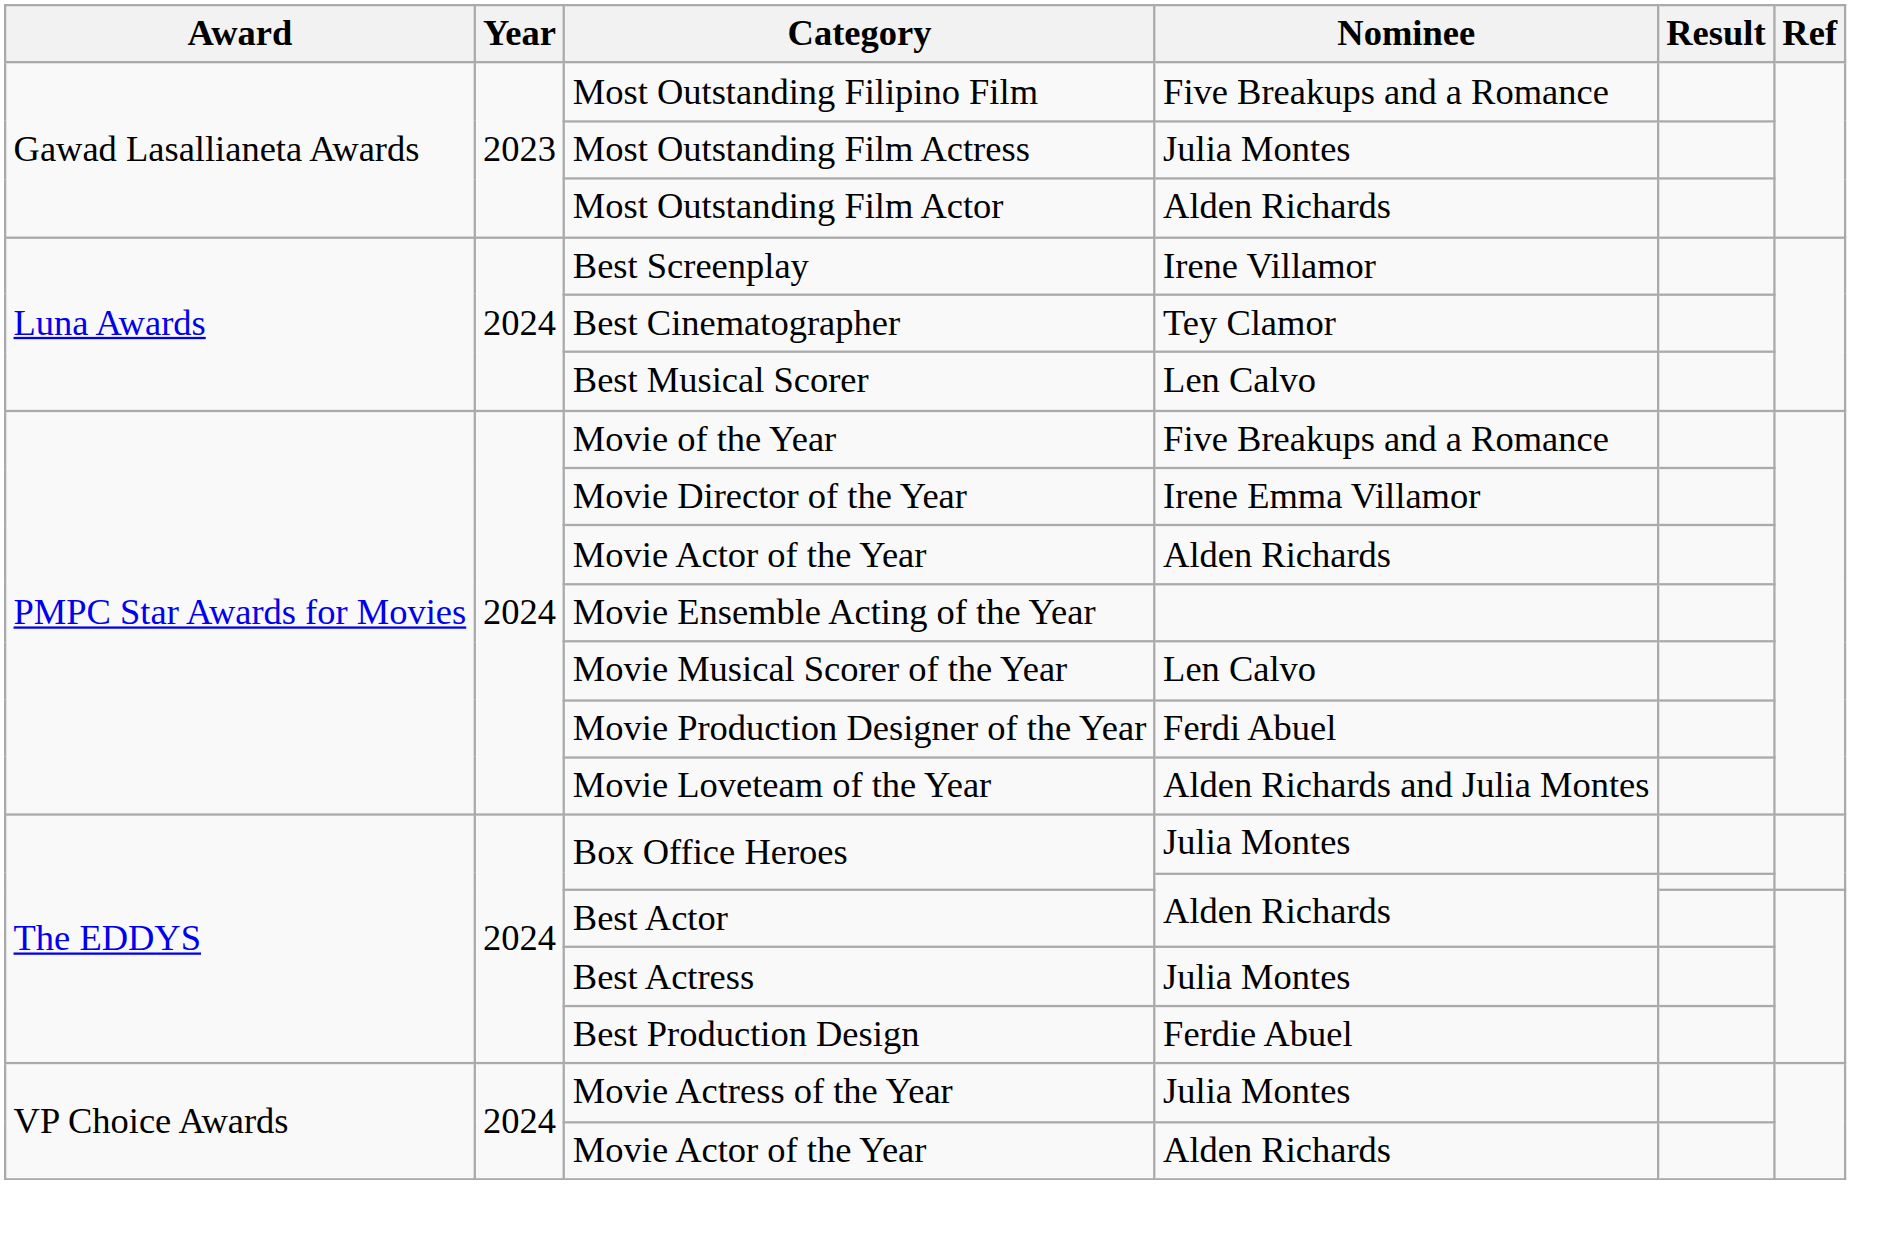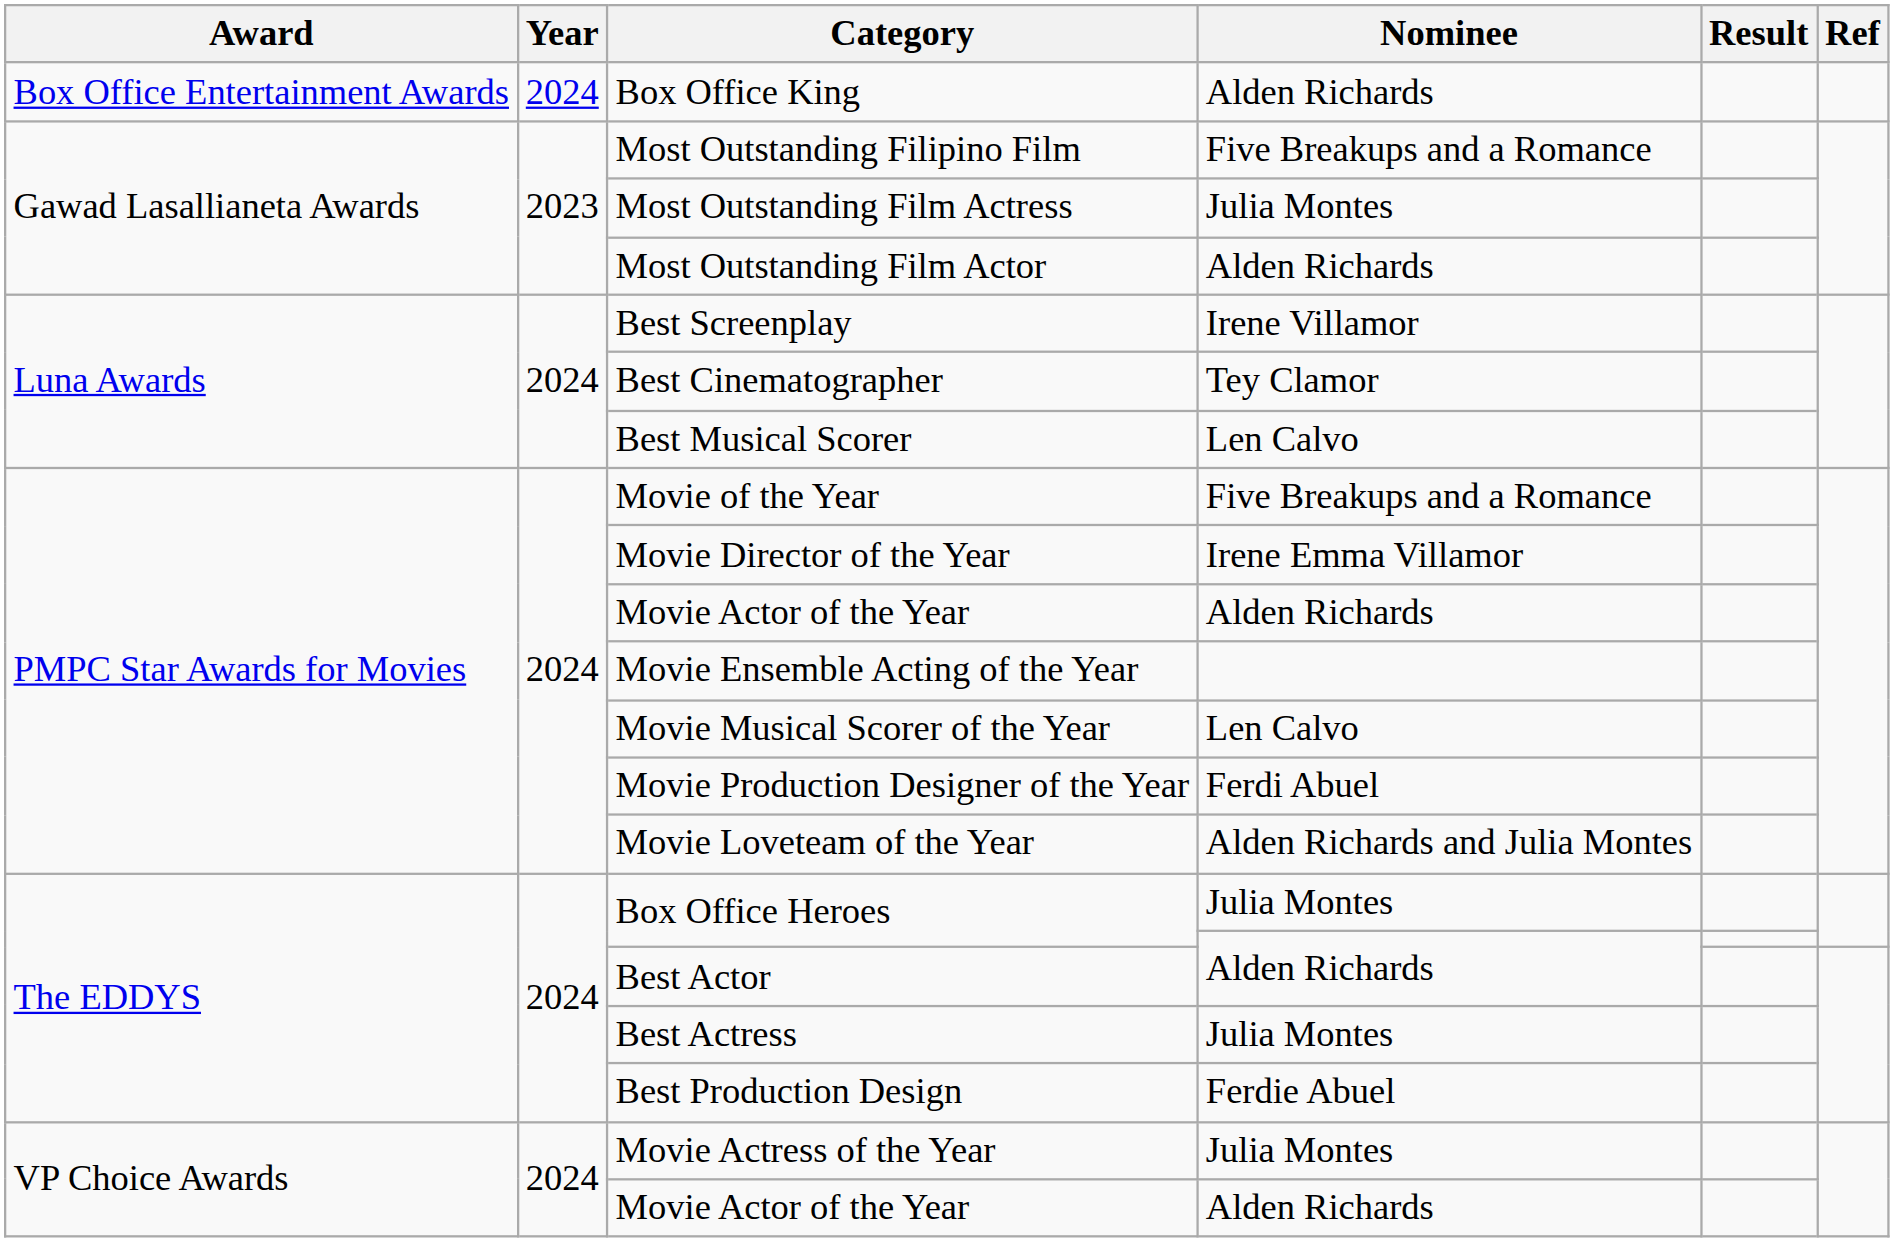+ row: (738, 91)
